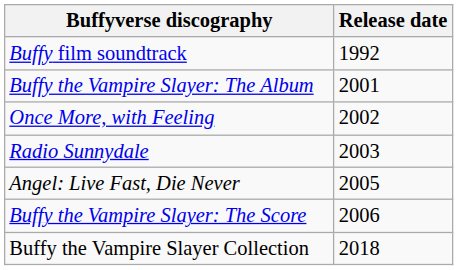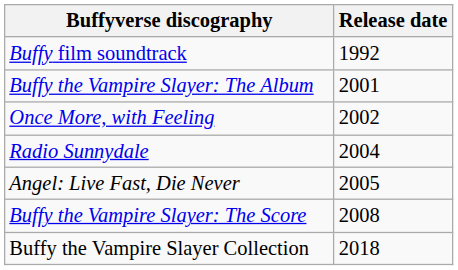(359, 150) 2003 -> (359, 150) 2004
(359, 215) 2006 -> (359, 215) 2008
